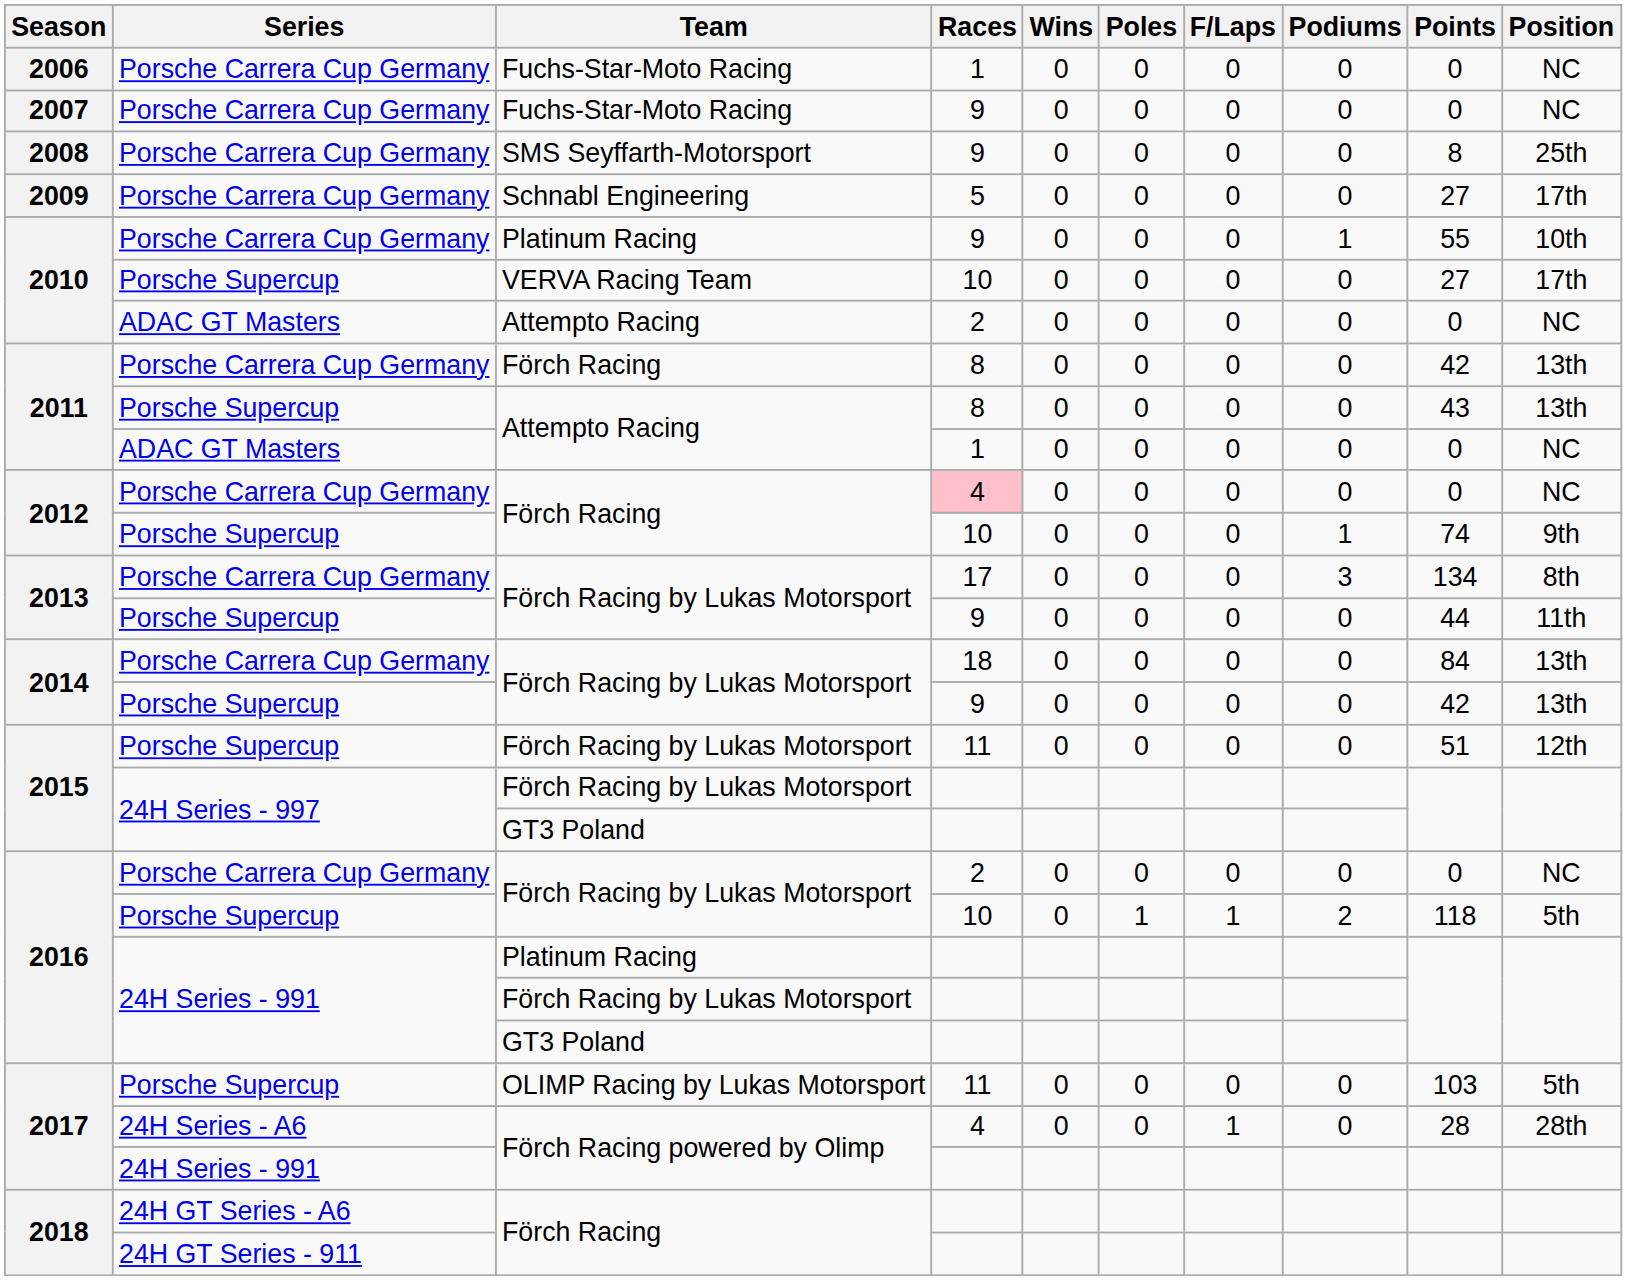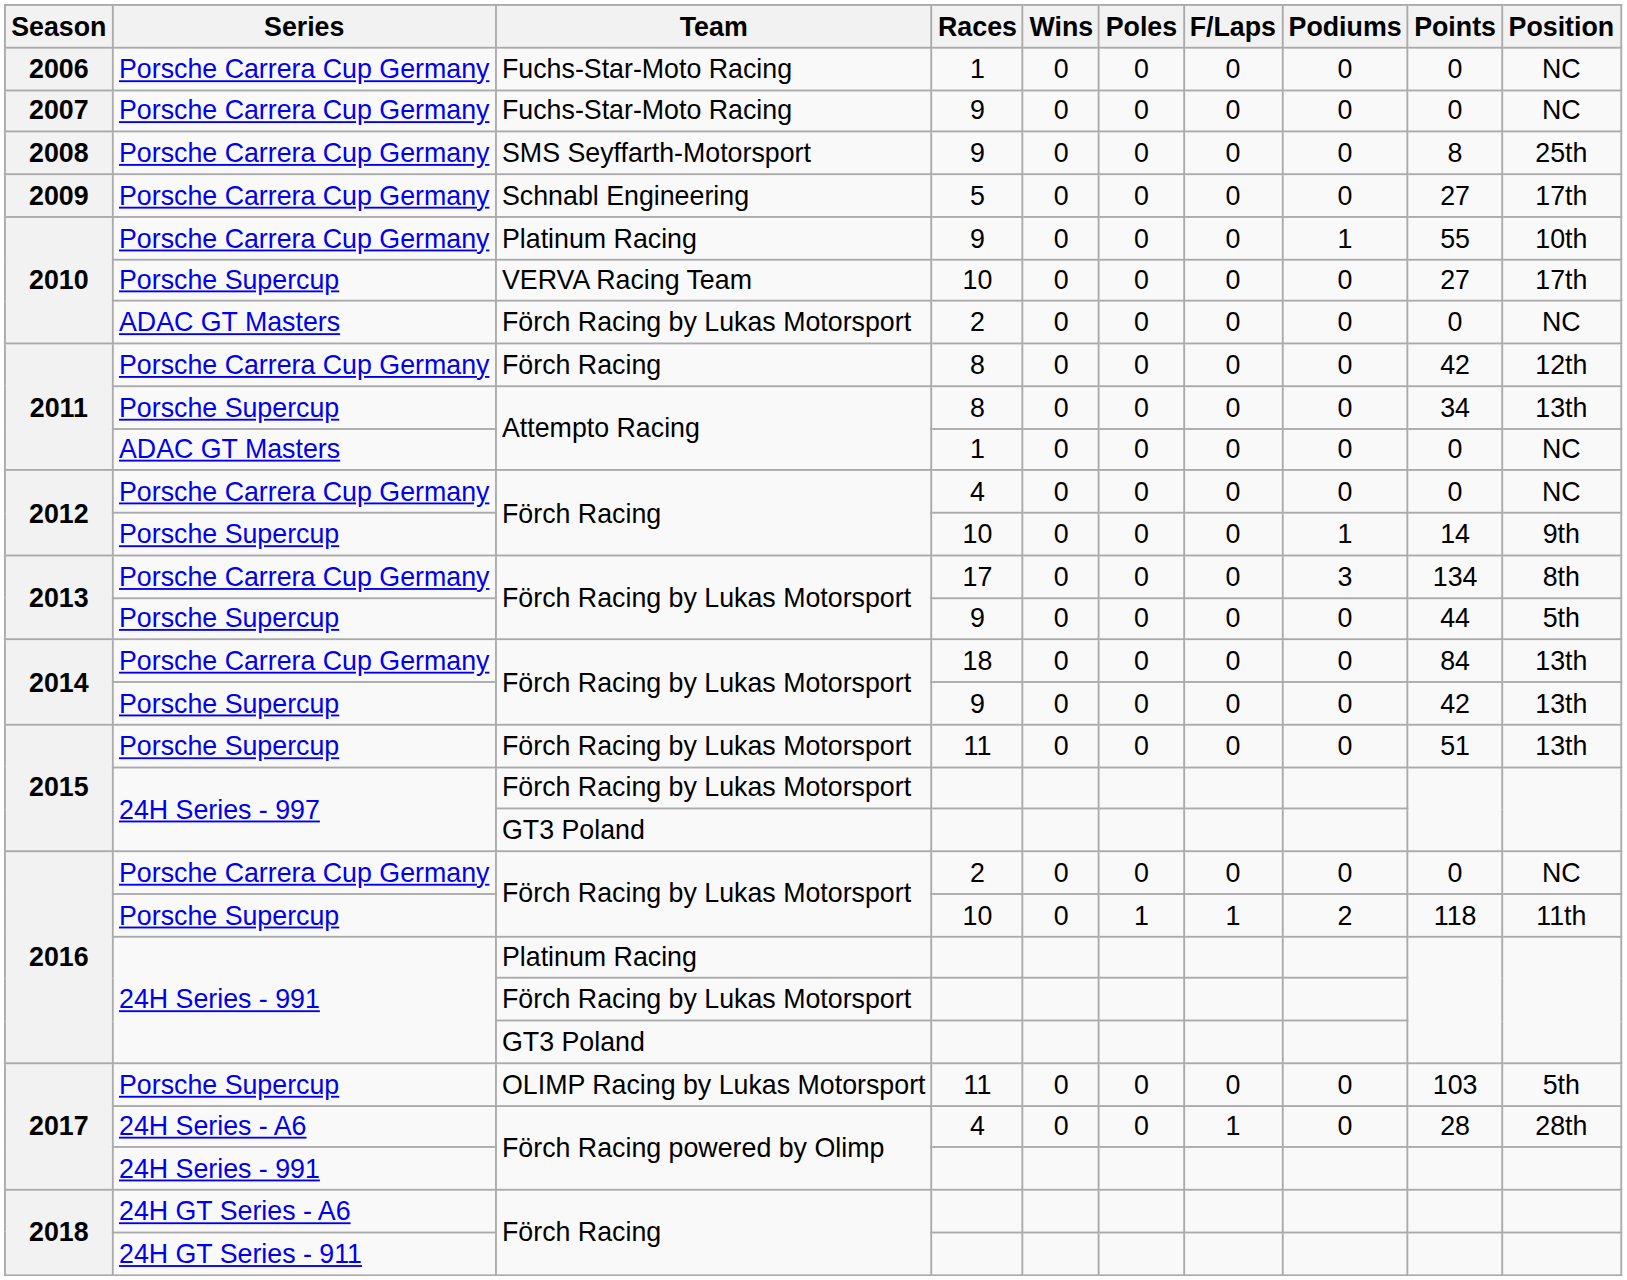(601, 323) Attempto Racing -> (707, 323) Förch Racing by Lukas Motorsport
(1561, 365) 13th -> (1561, 365) 12th
(1455, 407) 43 -> (1455, 407) 34
(977, 492) pink background -> (977, 492) no background
(1455, 534) 74 -> (1455, 534) 14
(1561, 619) 11th -> (1561, 619) 5th
(1561, 746) 12th -> (1561, 746) 13th
(1561, 915) 5th -> (1561, 915) 11th
